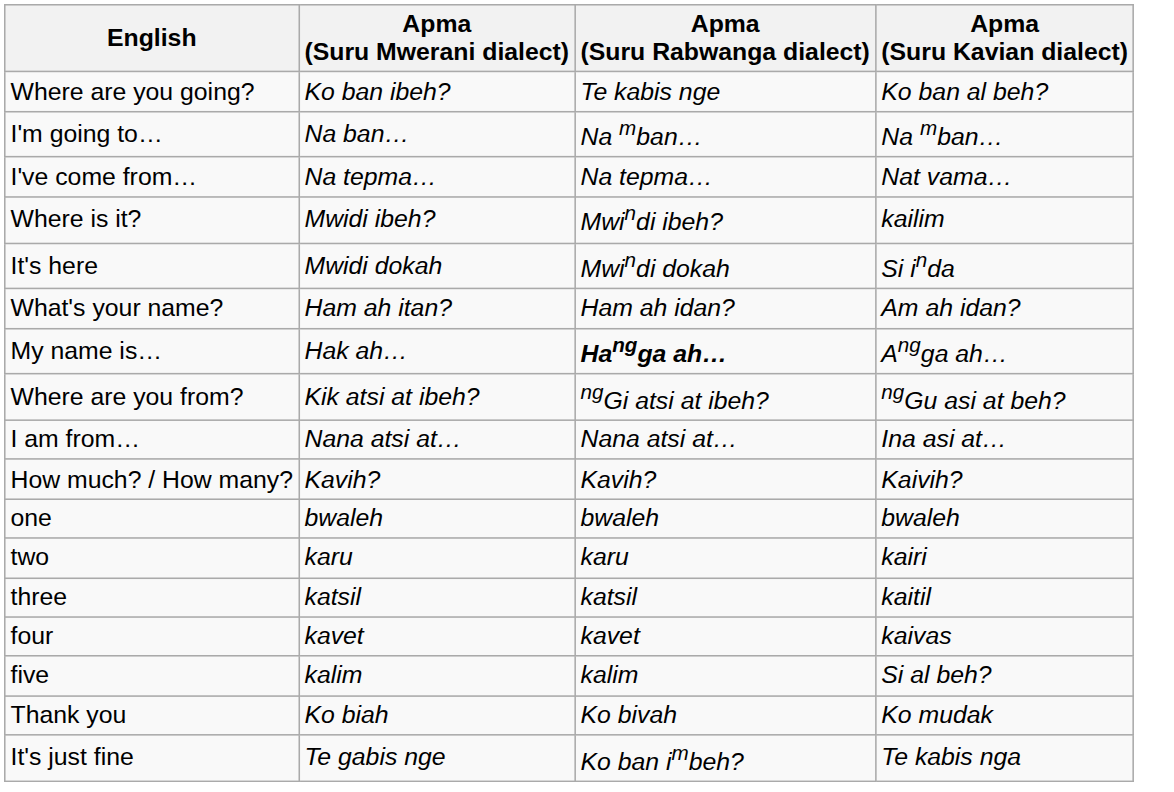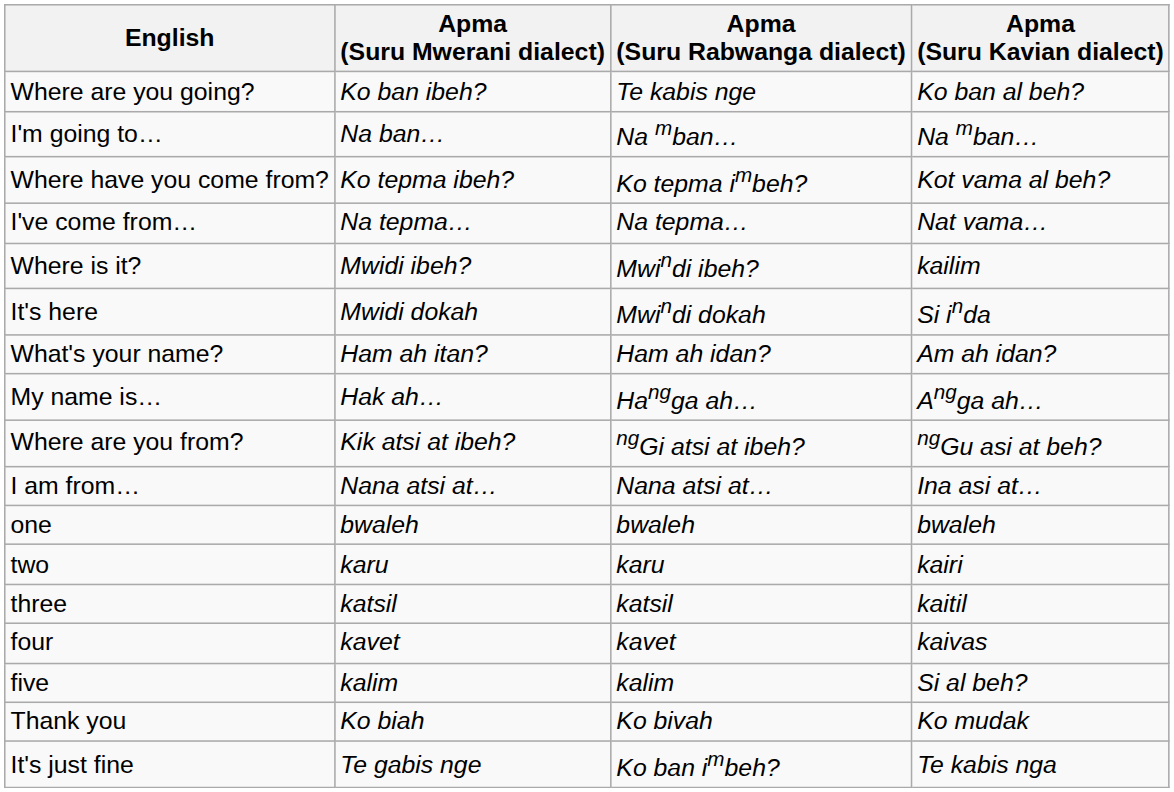+ row: (170, 180)
(654, 350) bold -> (687, 396) normal
- row: (152, 478)
